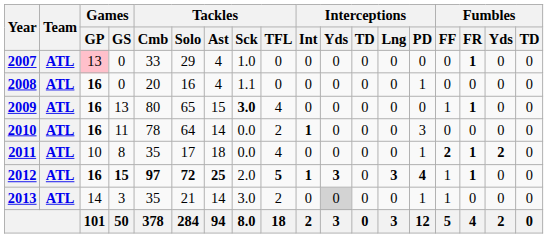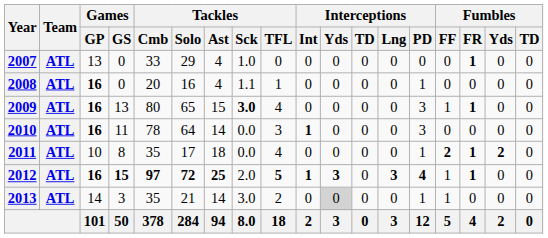(95, 61) pink background -> (95, 61) no background
(278, 84) 0 -> (278, 84) 1
(422, 107) 0 -> (422, 107) 3
(278, 130) 2 -> (278, 130) 3
